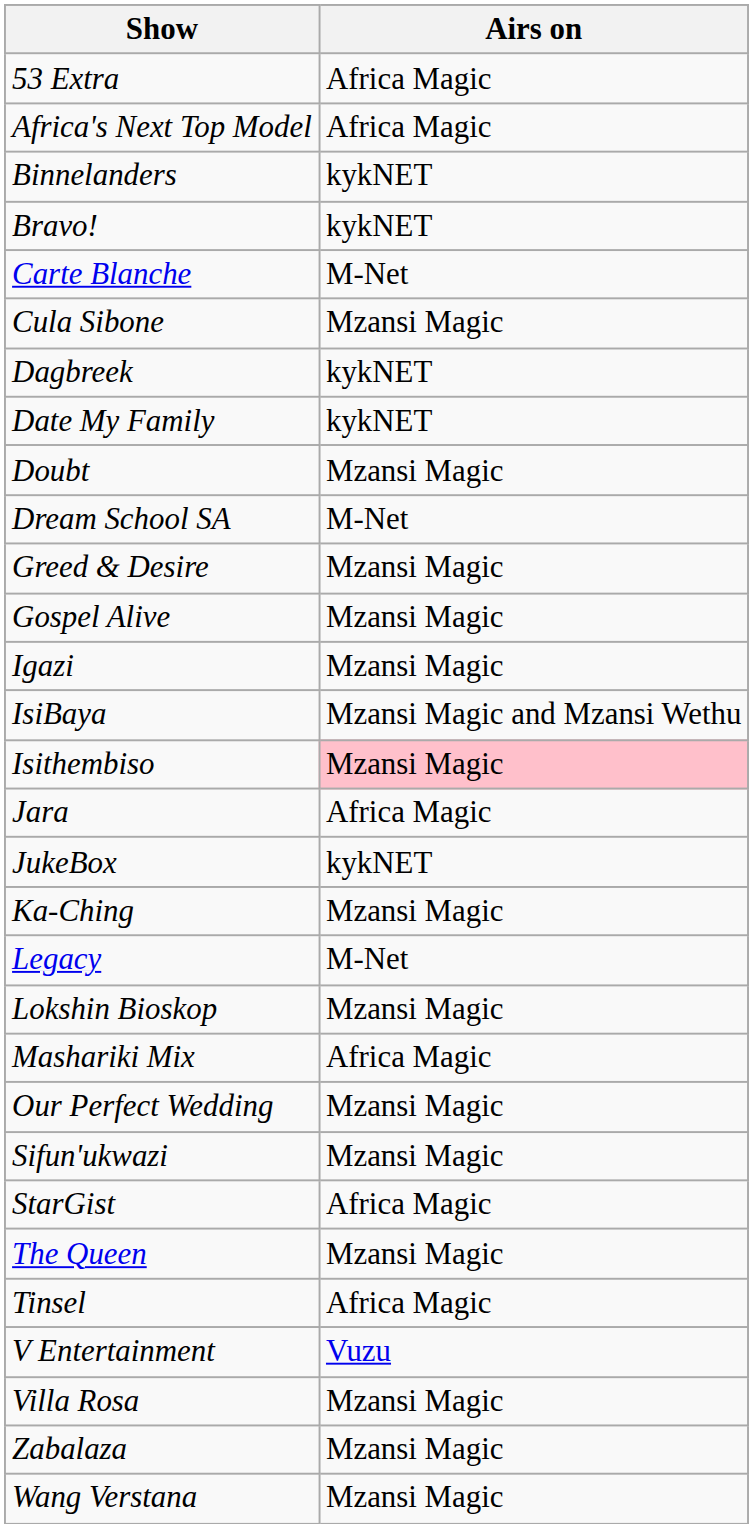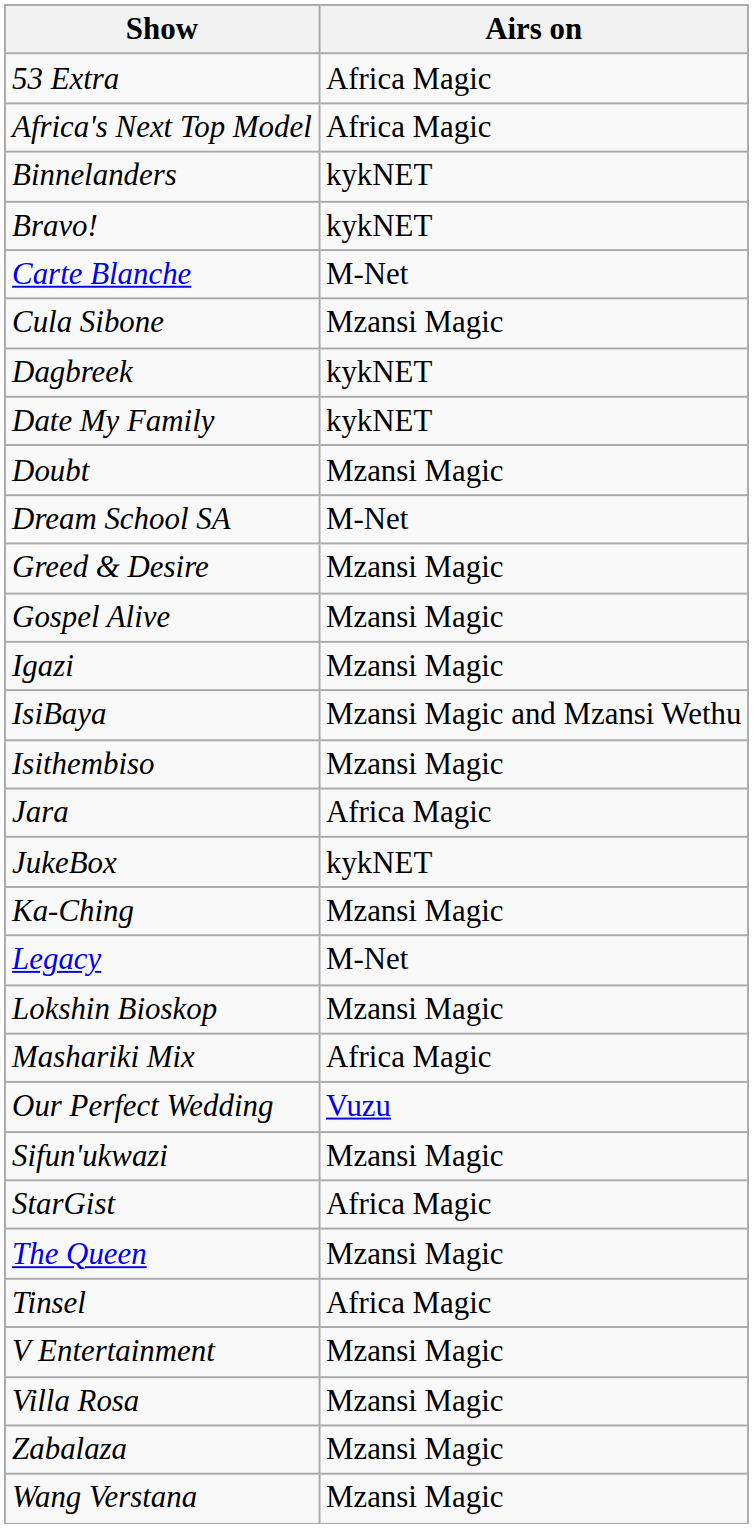(415, 763) pink background -> (415, 763) no background
(415, 1106) Mzansi Magic -> (359, 1106) Vuzu
(359, 1351) Vuzu -> (415, 1351) Mzansi Magic
